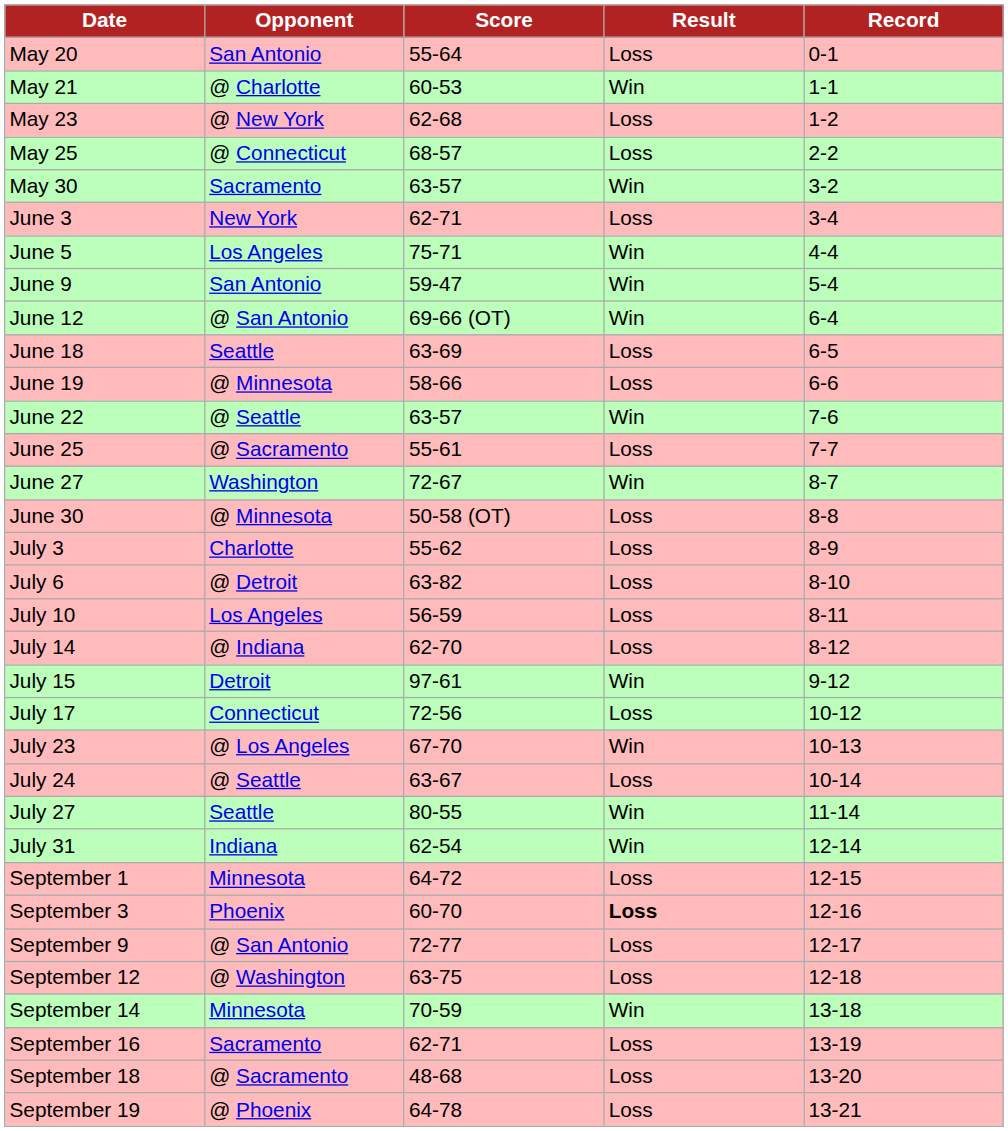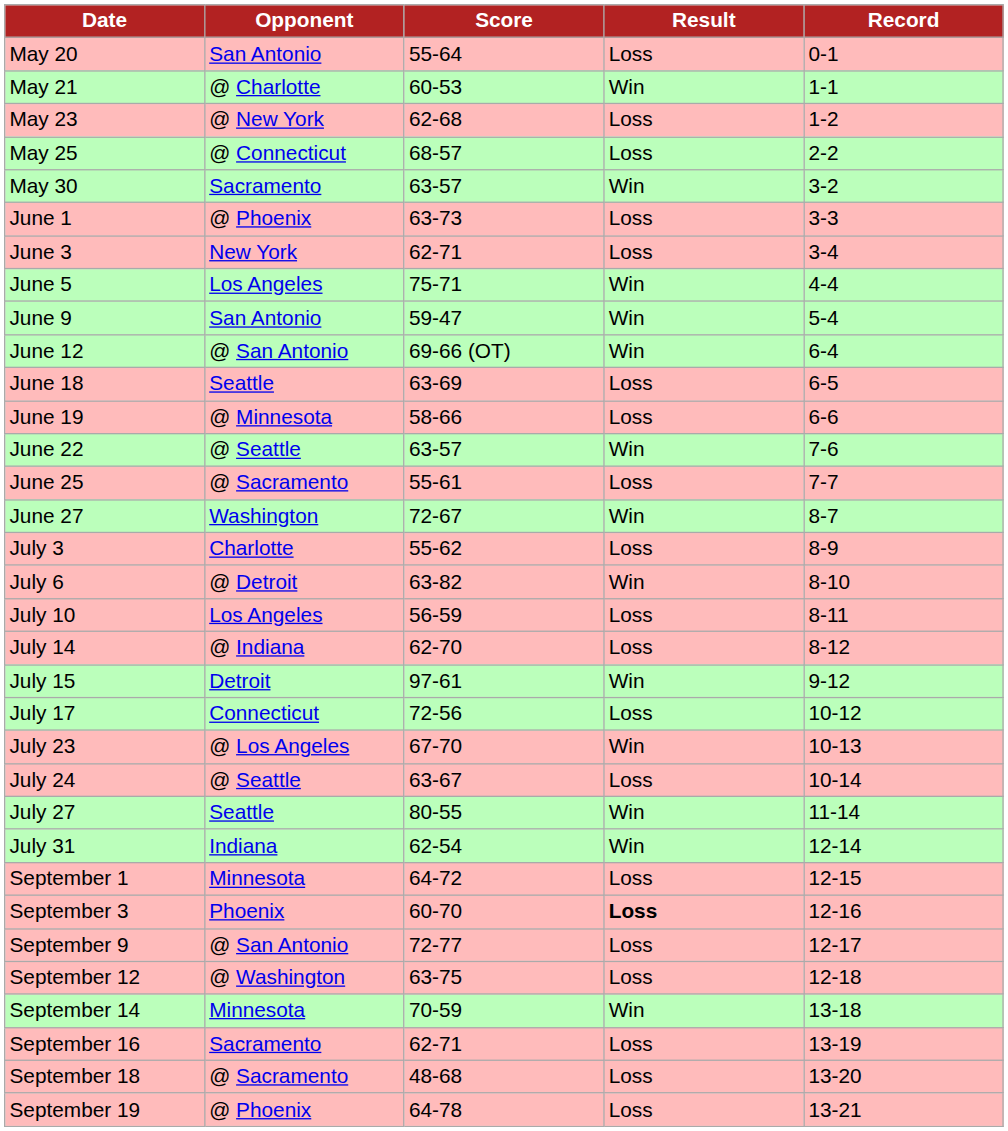+ row: (41, 218)
- row: (46, 515)
(631, 581) Loss -> (627, 581) Win
